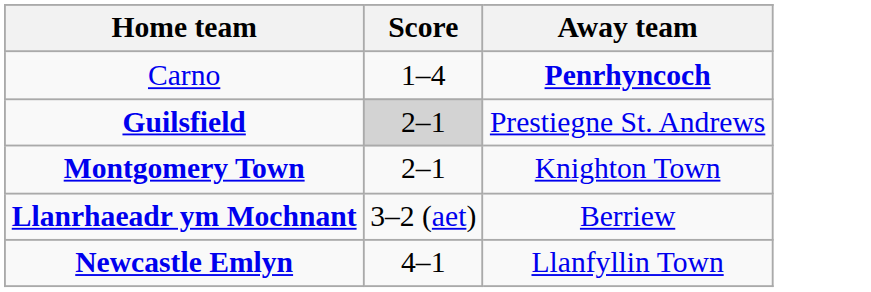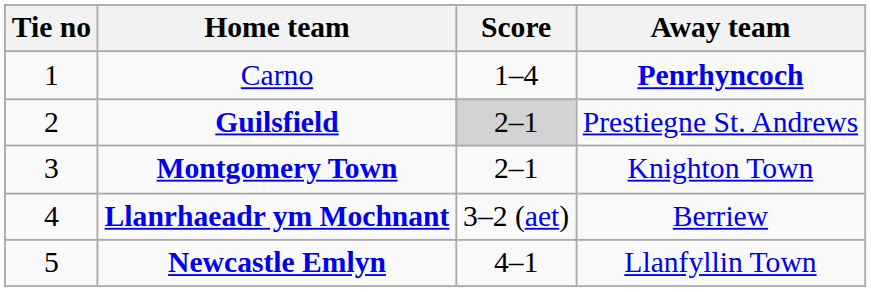+ column: (51, 27)
